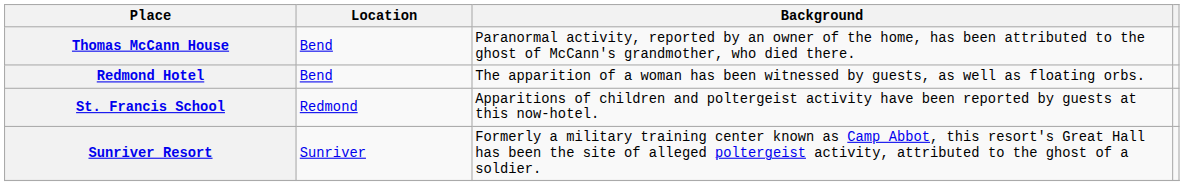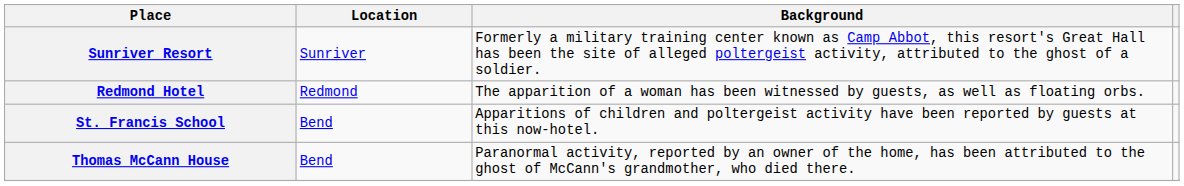rows swapped: (151, 46) <-> (151, 153)
(316, 77) Bend -> (329, 92) Redmond
(329, 107) Redmond -> (316, 123) Bend
